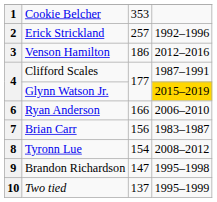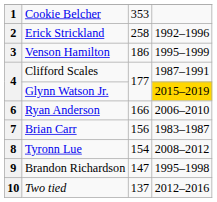(140, 33) 257 -> (140, 33) 258
(182, 52) 2012–2016 -> (182, 52) 1995–1999
(182, 187) 1995–1999 -> (182, 187) 2012–2016
